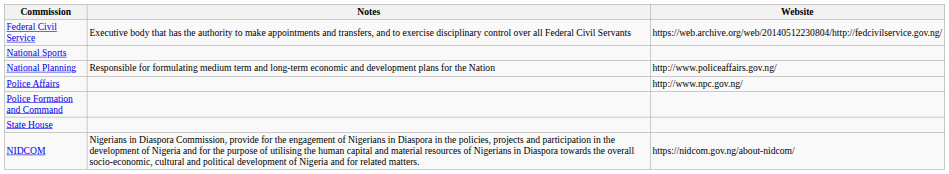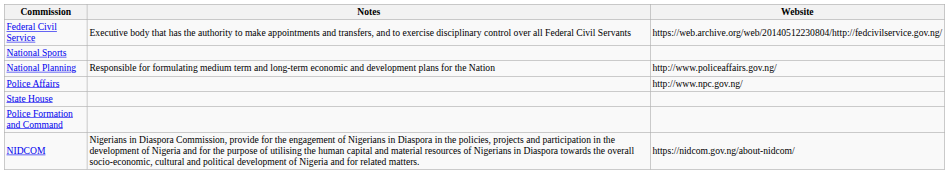rows swapped: (40, 104) <-> (30, 125)
